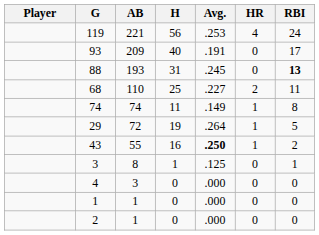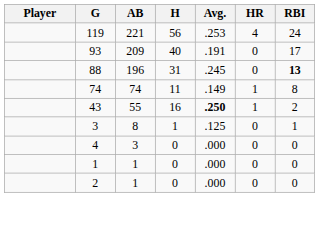(135, 70) 193 -> (135, 70) 196
- row: (95, 88)
- row: (95, 126)
